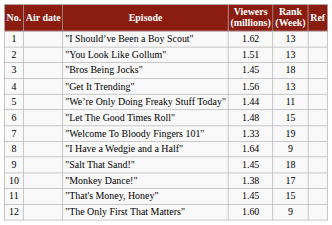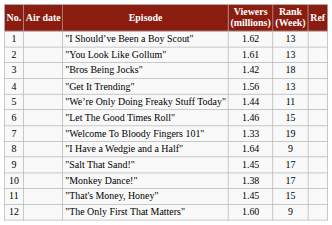(251, 54) 1.51 -> (251, 54) 1.61
(251, 70) 1.45 -> (251, 70) 1.42
(251, 117) 1.48 -> (251, 117) 1.46
(290, 165) 18 -> (290, 165) 17
